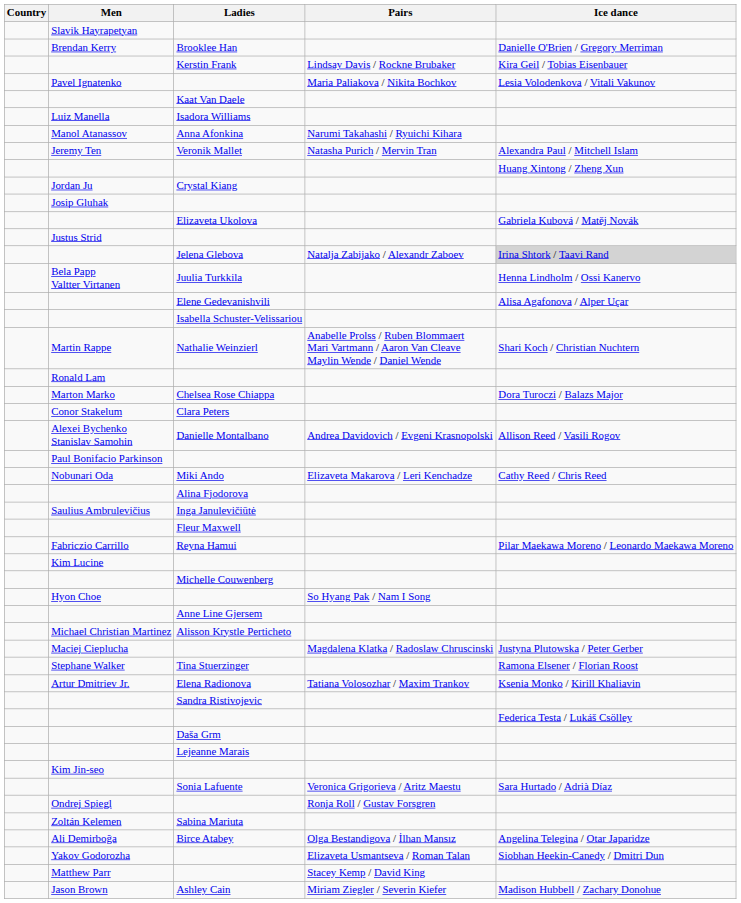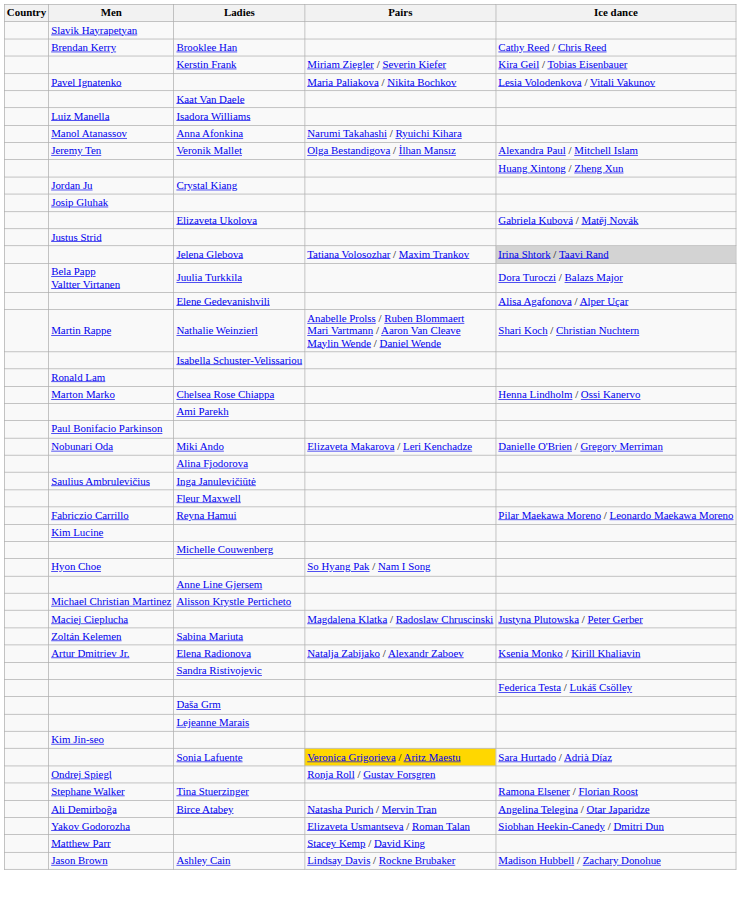(581, 47) Danielle O'Brien / Gregory Merriman -> (552, 47) Cathy Reed / Chris Reed
(381, 64) Lindsay Davis / Rockne Brubaker -> (377, 64) Miriam Ziegler / Severin Kiefer
(372, 151) Natasha Purich / Mervin Tran -> (382, 151) Olga Bestandigova / İlhan Mansız
(385, 254) Natalja Zabijako / Alexandr Zaboev -> (388, 254) Tatiana Volosozhar / Maxim Trankov
(569, 278) Henna Lindholm / Ossi Kanervo -> (561, 278) Dora Turoczi / Balazs Major
rows swapped: (81, 348) <-> (111, 319)
(561, 394) Dora Turoczi / Balazs Major -> (569, 394) Henna Lindholm / Ossi Kanervo
+ row: (111, 412)
- row: (87, 412)
- row: (92, 435)
(552, 476) Cathy Reed / Chris Reed -> (581, 446) Danielle O'Brien / Gregory Merriman
rows swapped: (86, 821) <-> (88, 666)
(388, 683) Tatiana Volosozhar / Maxim Trankov -> (385, 653) Natalja Zabijako / Alexandr Zaboev
(384, 786) no background -> (384, 757) gold background
(382, 838) Olga Bestandigova / İlhan Mansız -> (372, 809) Natasha Purich / Mervin Tran
(377, 890) Miriam Ziegler / Severin Kiefer -> (381, 860) Lindsay Davis / Rockne Brubaker
